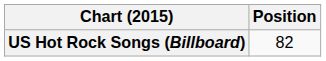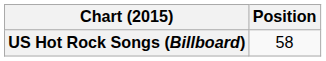(285, 42) 82 -> (285, 42) 58
